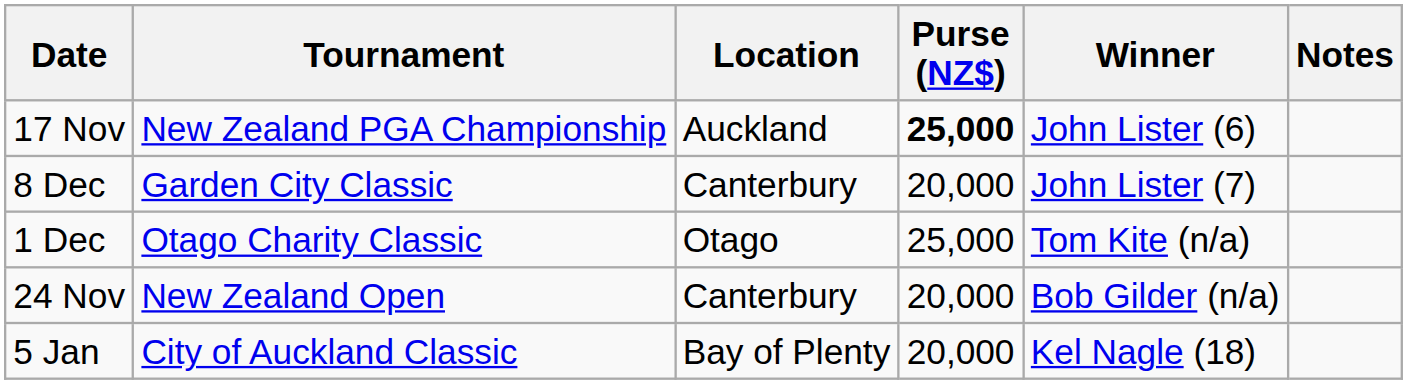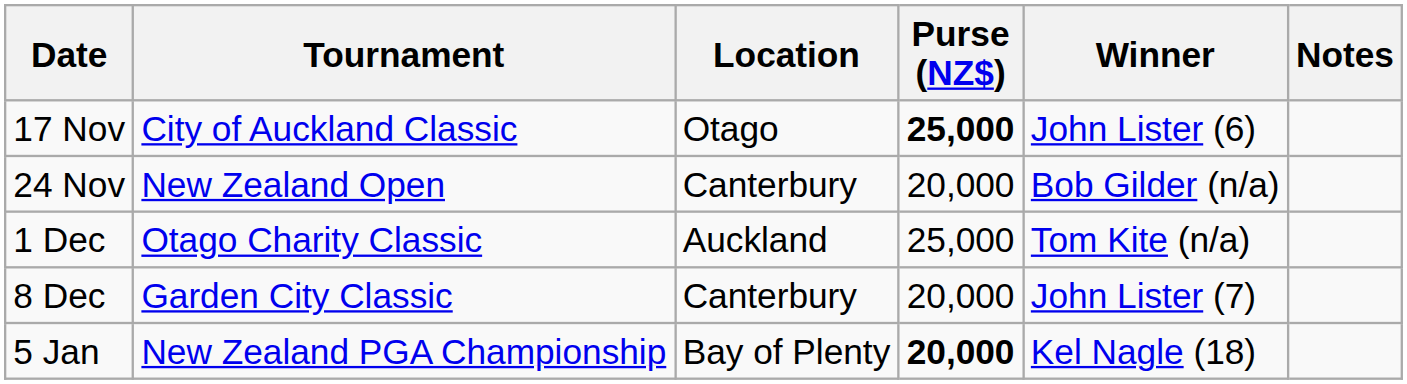(404, 129) New Zealand PGA Championship -> (329, 129) City of Auckland Classic
(755, 129) Auckland -> (731, 129) Otago
rows swapped: (69, 296) <-> (59, 184)
(731, 240) Otago -> (755, 240) Auckland
(329, 352) City of Auckland Classic -> (404, 352) New Zealand PGA Championship
(961, 352) normal -> (961, 352) bold
